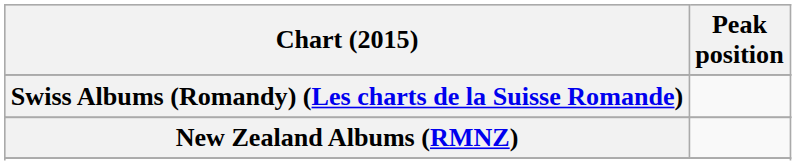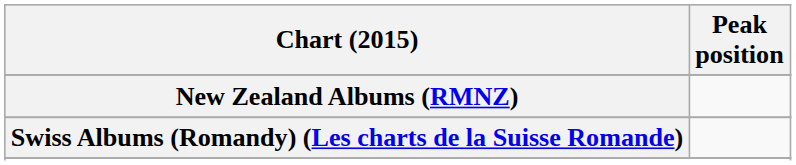rows swapped: (347, 137) <-> (347, 95)
